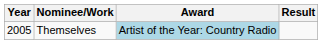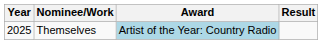(19, 30) 2005 -> (19, 30) 2025
